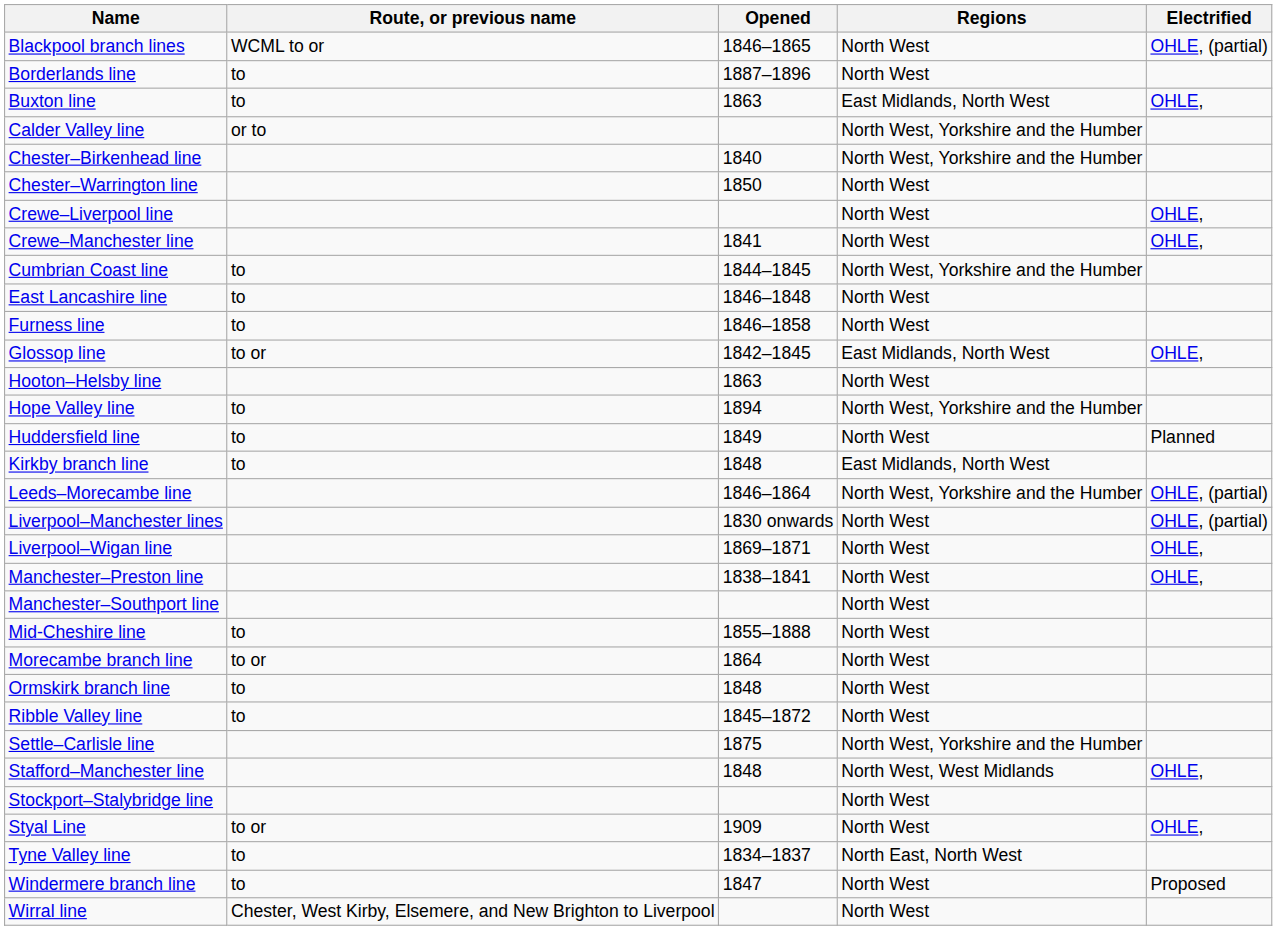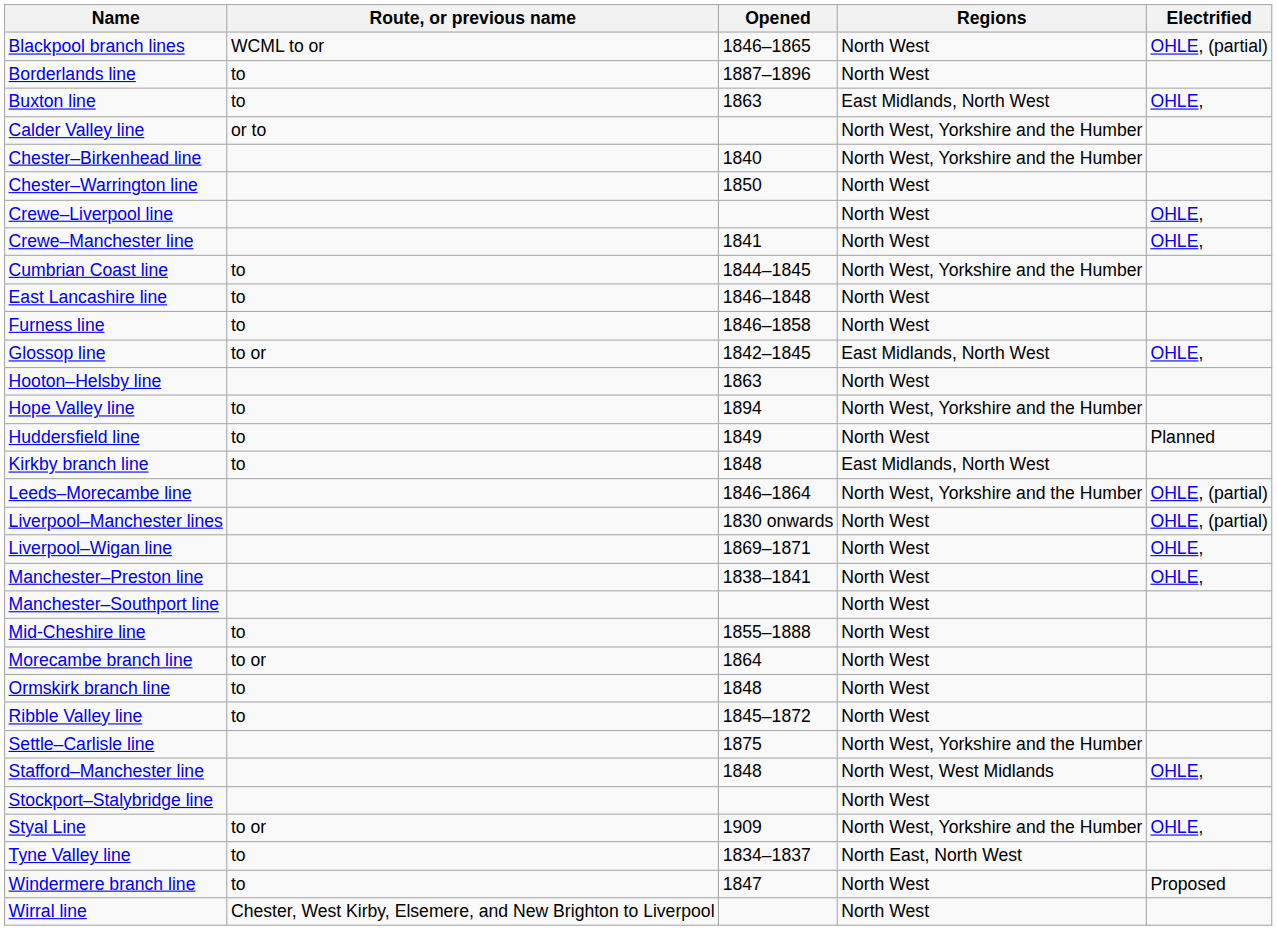(885, 827) North West -> (992, 827) North West, Yorkshire and the Humber
